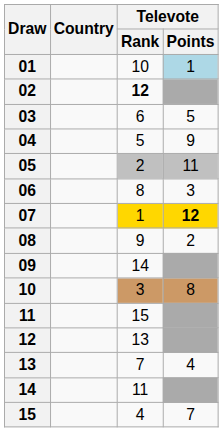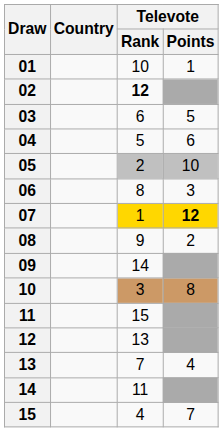(191, 66) lightblue background -> (191, 66) no background
(191, 141) 9 -> (191, 141) 6
(191, 166) 11 -> (191, 166) 10
